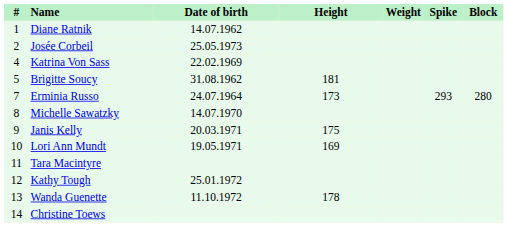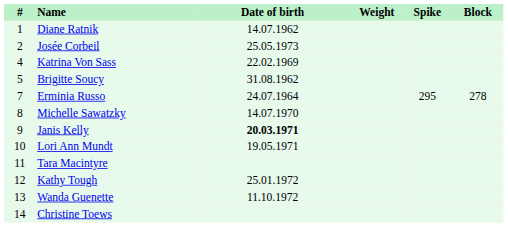- column: (331, 12)
(443, 96) 293 -> (427, 96) 295
(483, 96) 280 -> (478, 96) 278
(216, 130) normal -> (273, 130) bold
